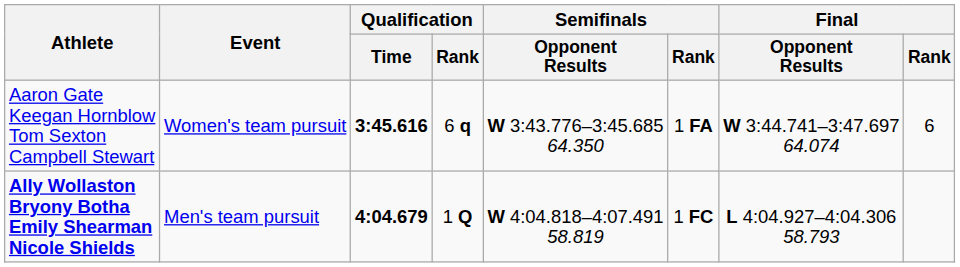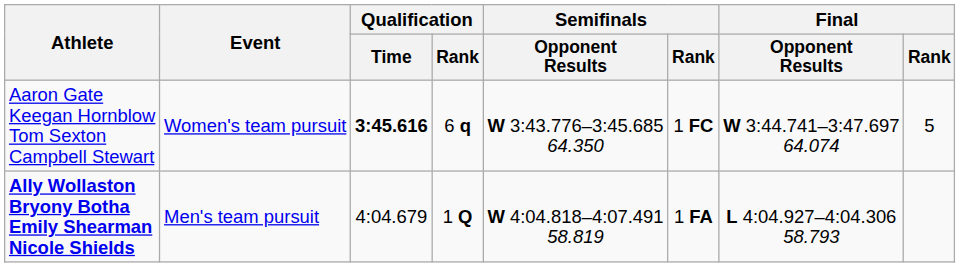(693, 126) 1 FA -> (693, 126) 1 FC
(929, 126) 6 -> (929, 126) 5
(391, 217) bold -> (391, 217) normal
(693, 217) 1 FC -> (693, 217) 1 FA
